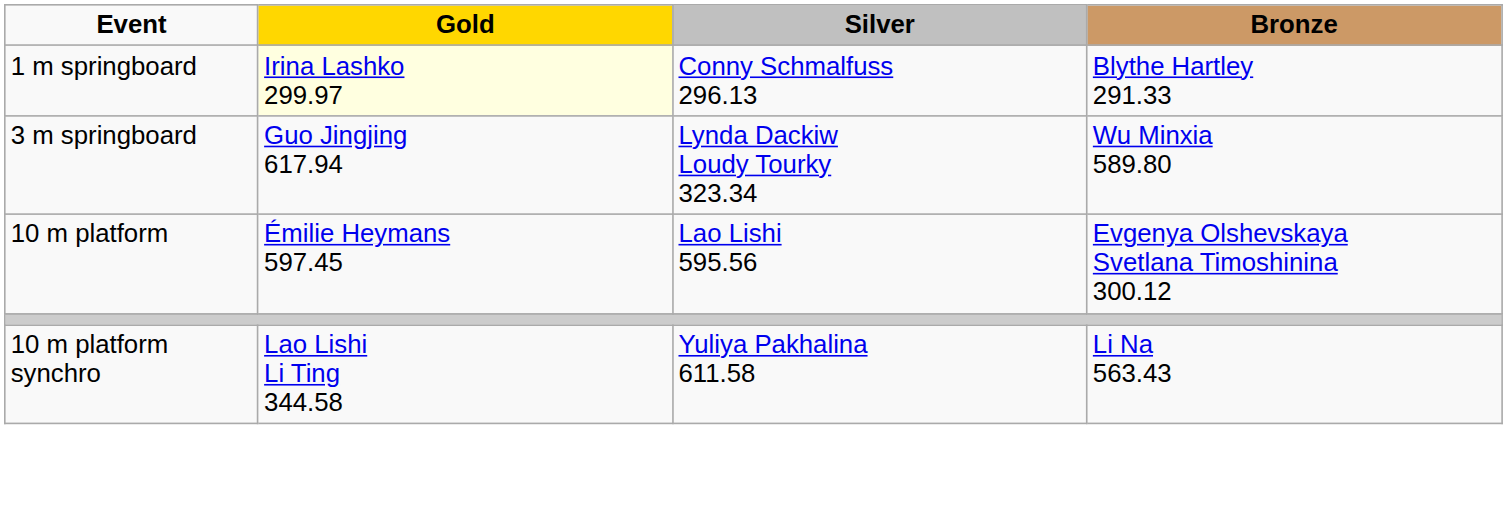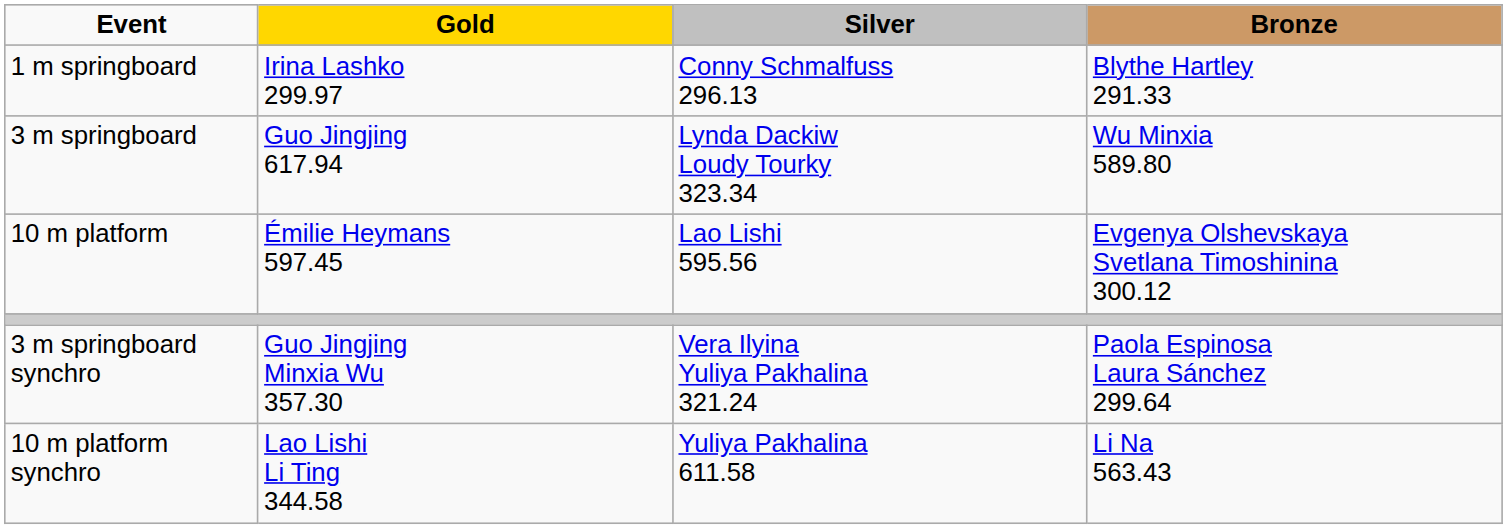(334, 80) lightyellow background -> (334, 80) no background
+ row: (104, 359)
